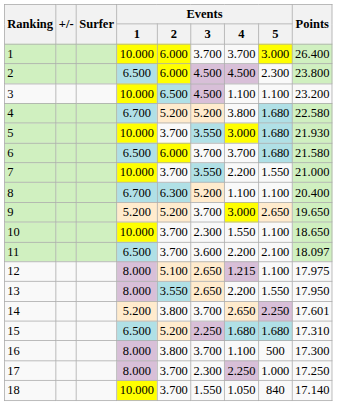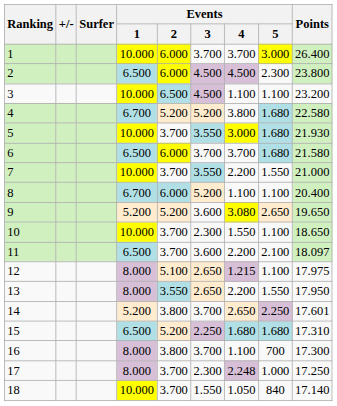(174, 192) 6.300 -> (174, 192) 6.000
(208, 212) 3.700 -> (208, 212) 3.600
(241, 212) 3.000 -> (241, 212) 3.080
(275, 350) 500 -> (275, 350) 700
(241, 370) 2.250 -> (241, 370) 2.248
